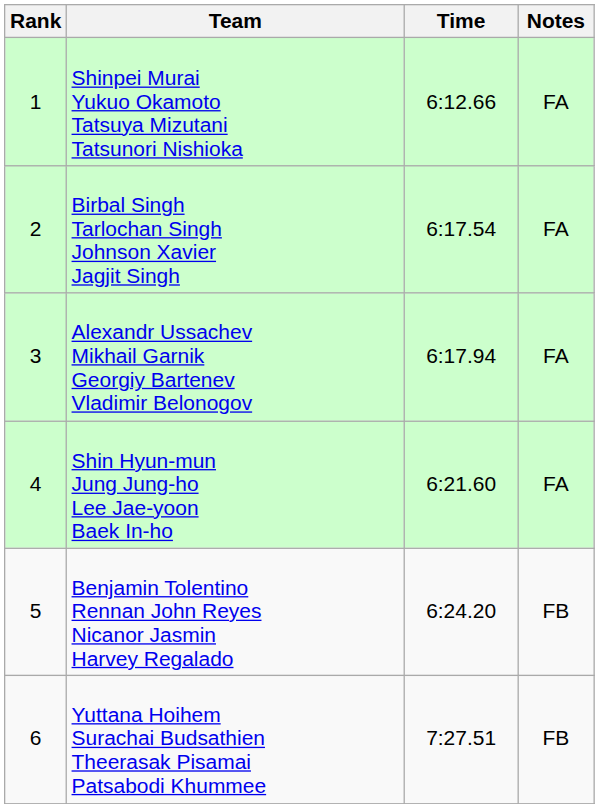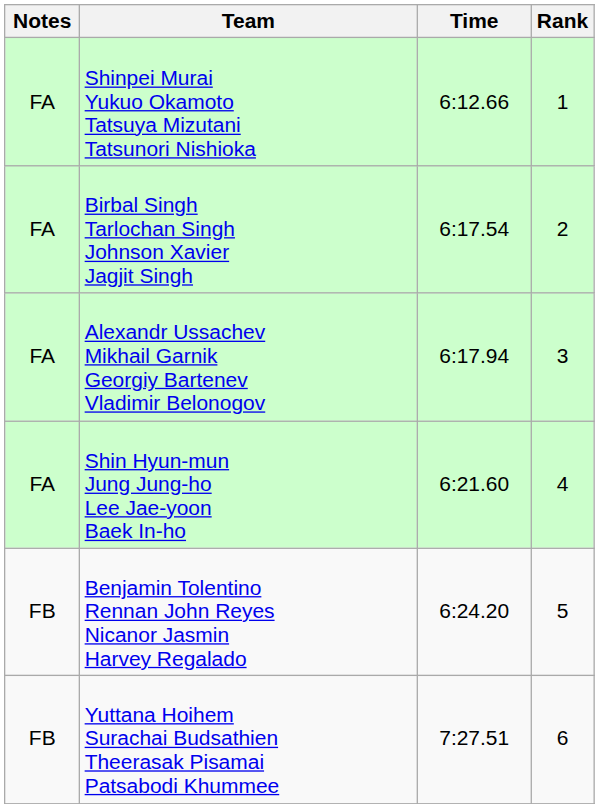columns swapped: (36, 21) <-> (556, 21)
